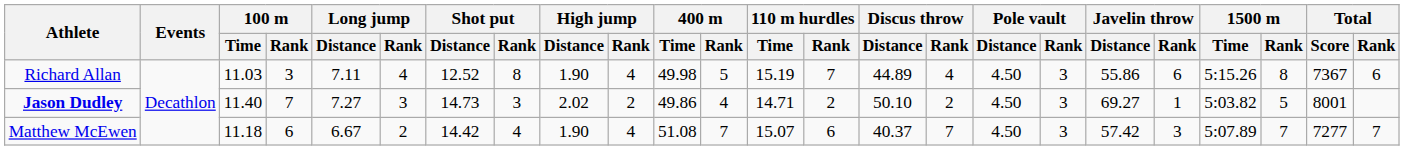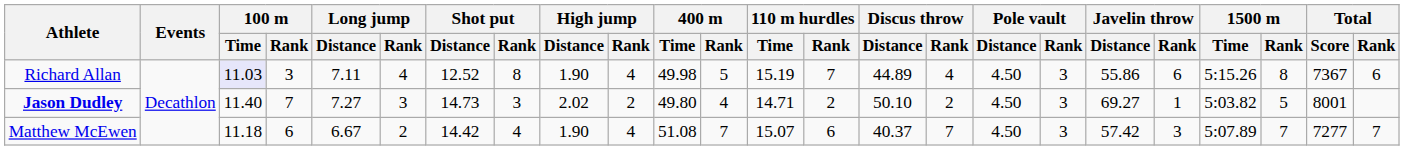(243, 74) no background -> (243, 74) lavender background
(677, 103) 49.86 -> (677, 103) 49.80
